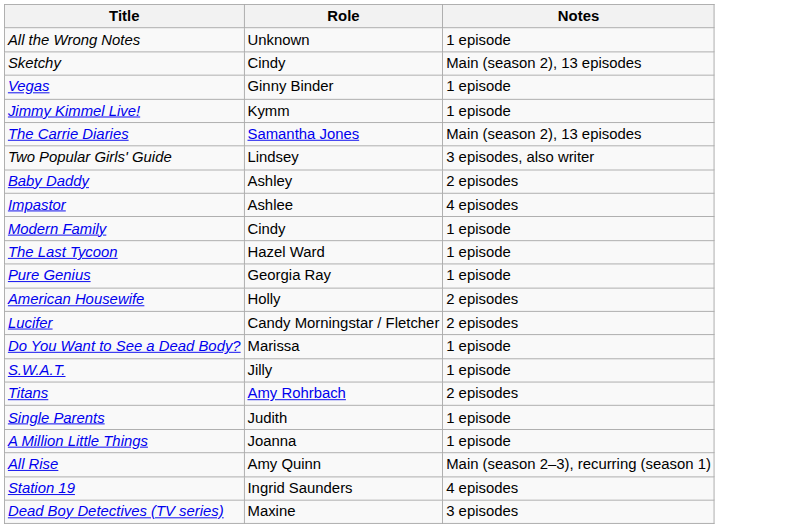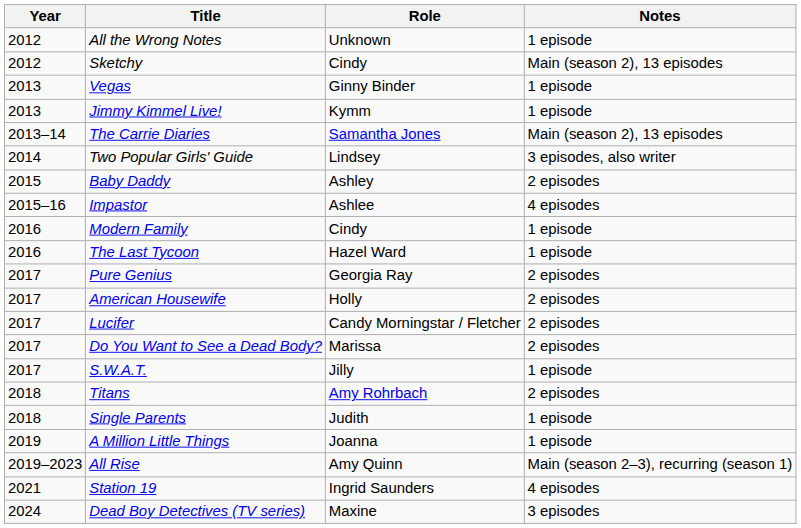+ column: (45, 16)
(478, 275) 1 episode -> (564, 275) 2 episodes
(478, 346) 1 episode -> (564, 346) 2 episodes
